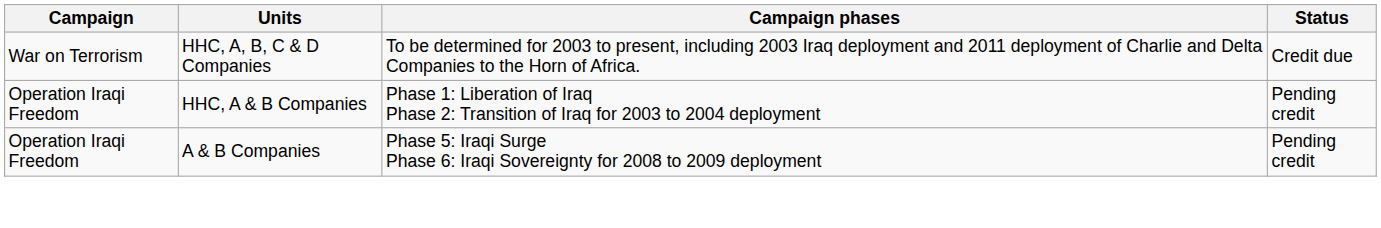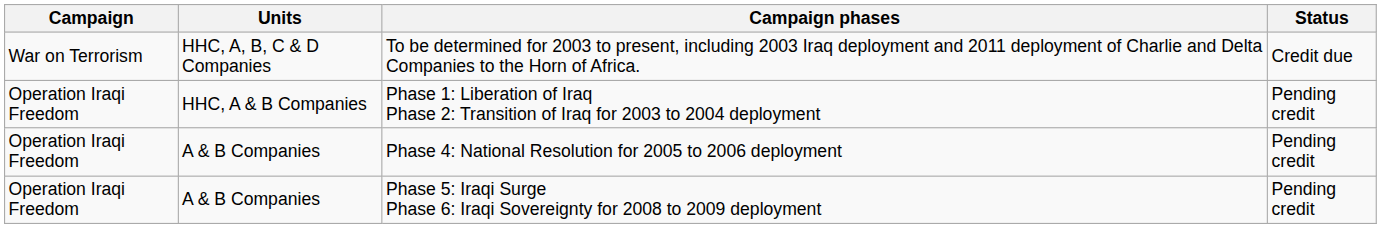+ row: (614, 151)
